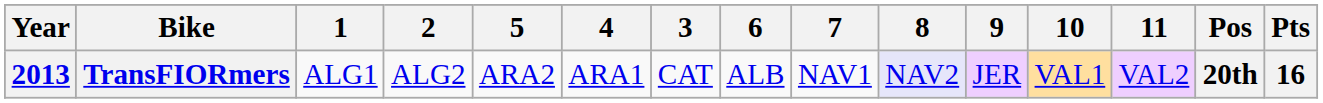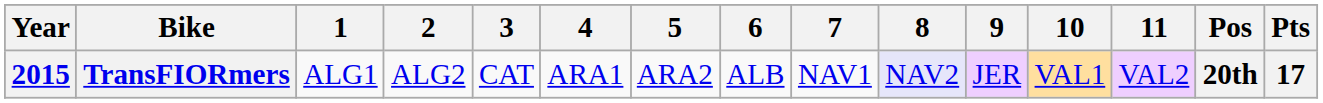columns swapped: (685, 27) <-> (517, 27)
(41, 73) 2013 -> (41, 73) 2015
(1291, 73) 16 -> (1291, 73) 17
